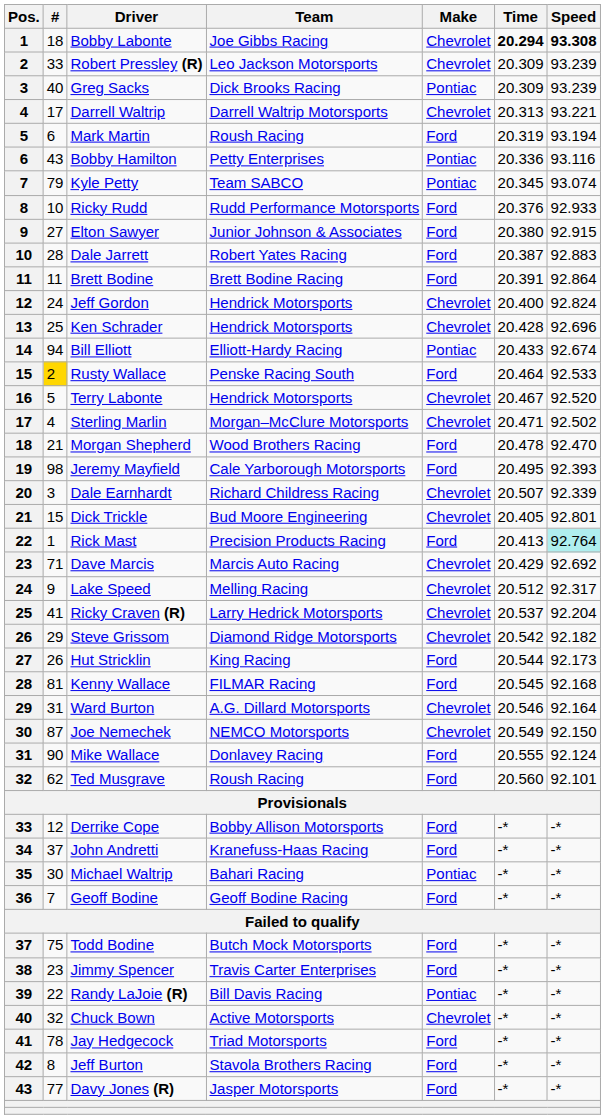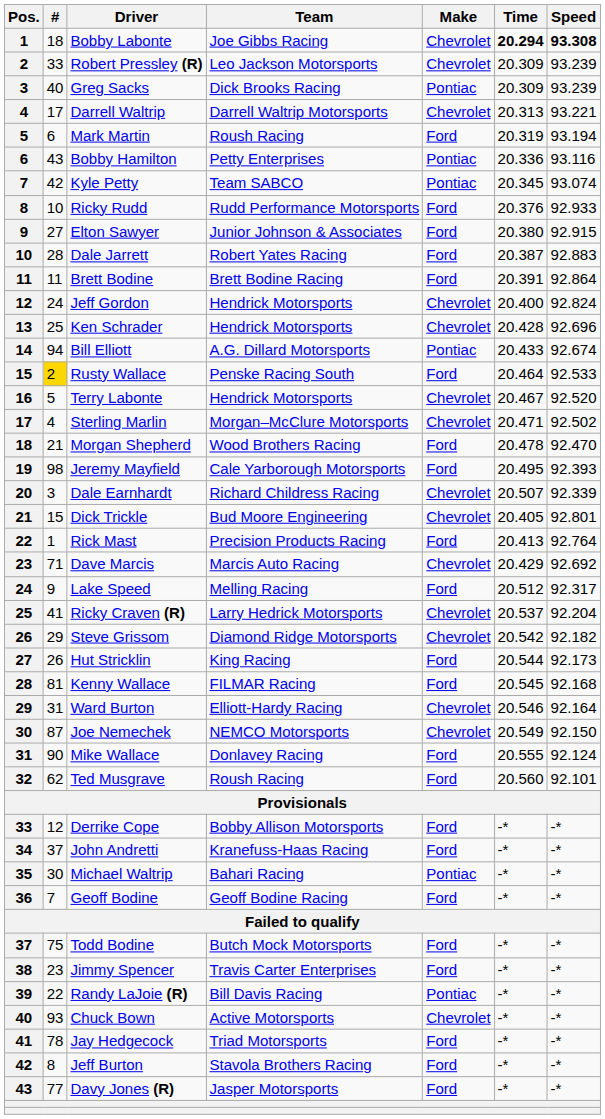(55, 183) 79 -> (55, 183) 42
(276, 350) Elliott-Hardy Racing -> (290, 350) A.G. Dillard Motorsports
(574, 541) paleturquoise background -> (574, 541) no background
(458, 588) Chevrolet -> (442, 588) Ford
(290, 707) A.G. Dillard Motorsports -> (276, 707) Elliott-Hardy Racing
(55, 1017) 32 -> (55, 1017) 93
